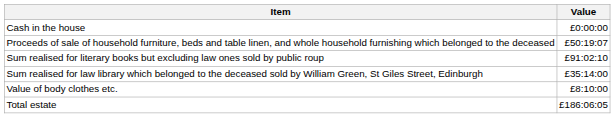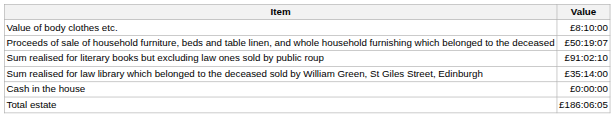rows swapped: (46, 27) <-> (62, 89)
